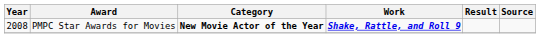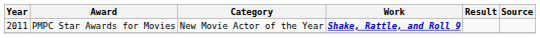(17, 26) 2008 -> (17, 26) 2011
(252, 26) bold -> (252, 26) normal
